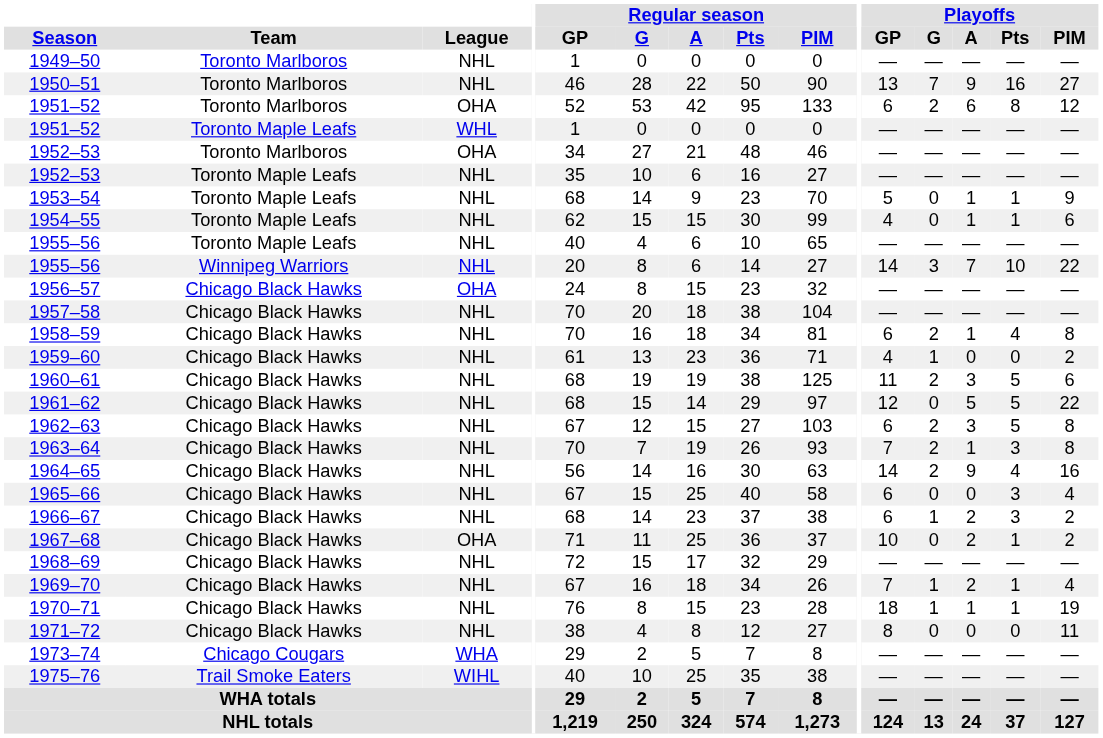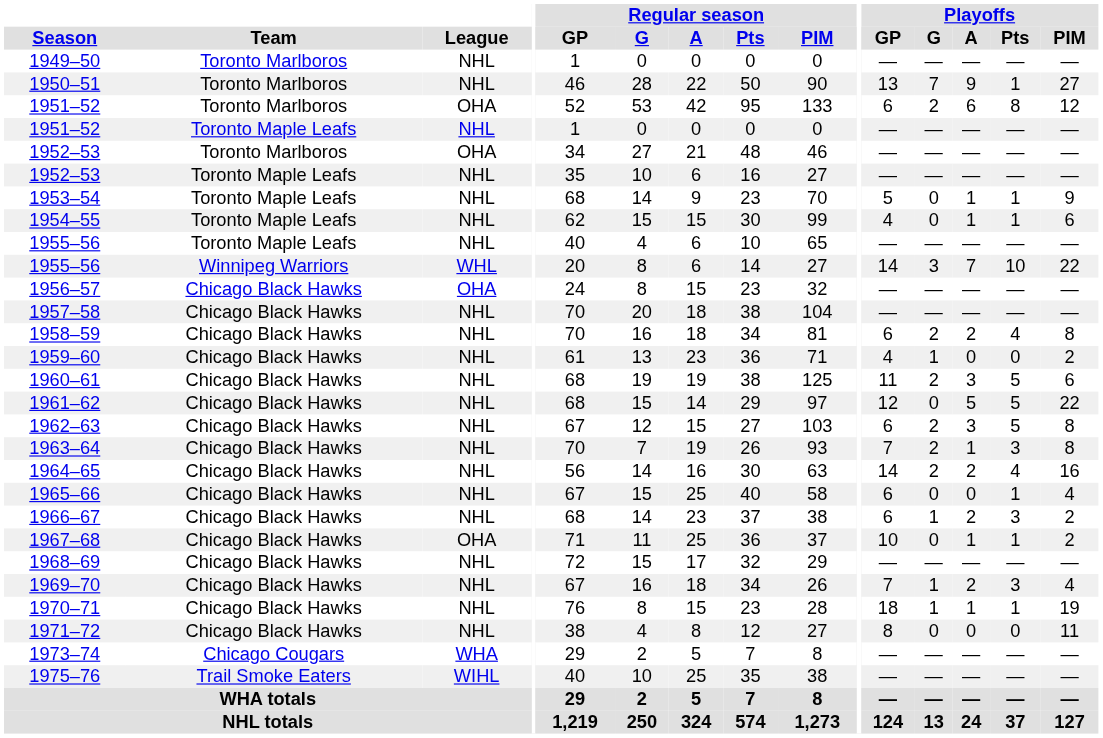(1015, 83) 16 -> (1015, 83) 1
(477, 129) WHL -> (477, 129) NHL
(477, 266) NHL -> (477, 266) WHL
(971, 334) 1 -> (971, 334) 2
(971, 471) 9 -> (971, 471) 2
(1015, 494) 3 -> (1015, 494) 1
(971, 539) 2 -> (971, 539) 1
(1015, 585) 1 -> (1015, 585) 3
